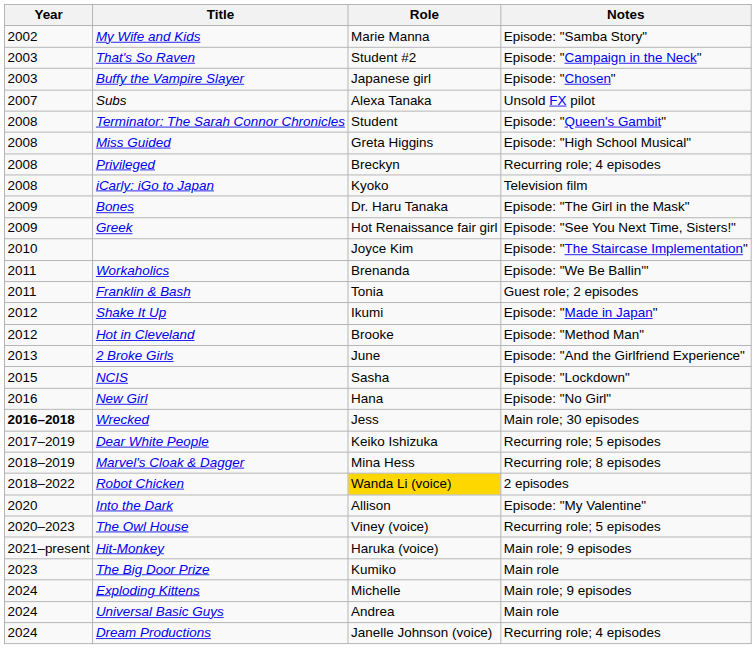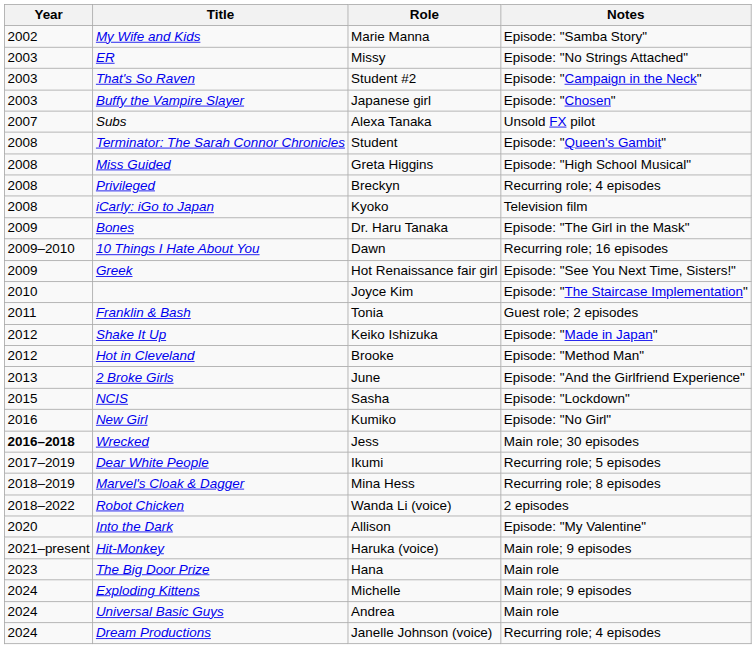+ row: (105, 57)
+ row: (178, 249)
- row: (133, 270)
(367, 313) Ikumi -> (394, 334) Keiko Ishizuka
(367, 398) Hana -> (374, 420) Kumiko
(394, 441) Keiko Ishizuka -> (367, 462) Ikumi
(401, 484) gold background -> (401, 505) no background
- row: (142, 526)
(374, 569) Kumiko -> (367, 569) Hana
